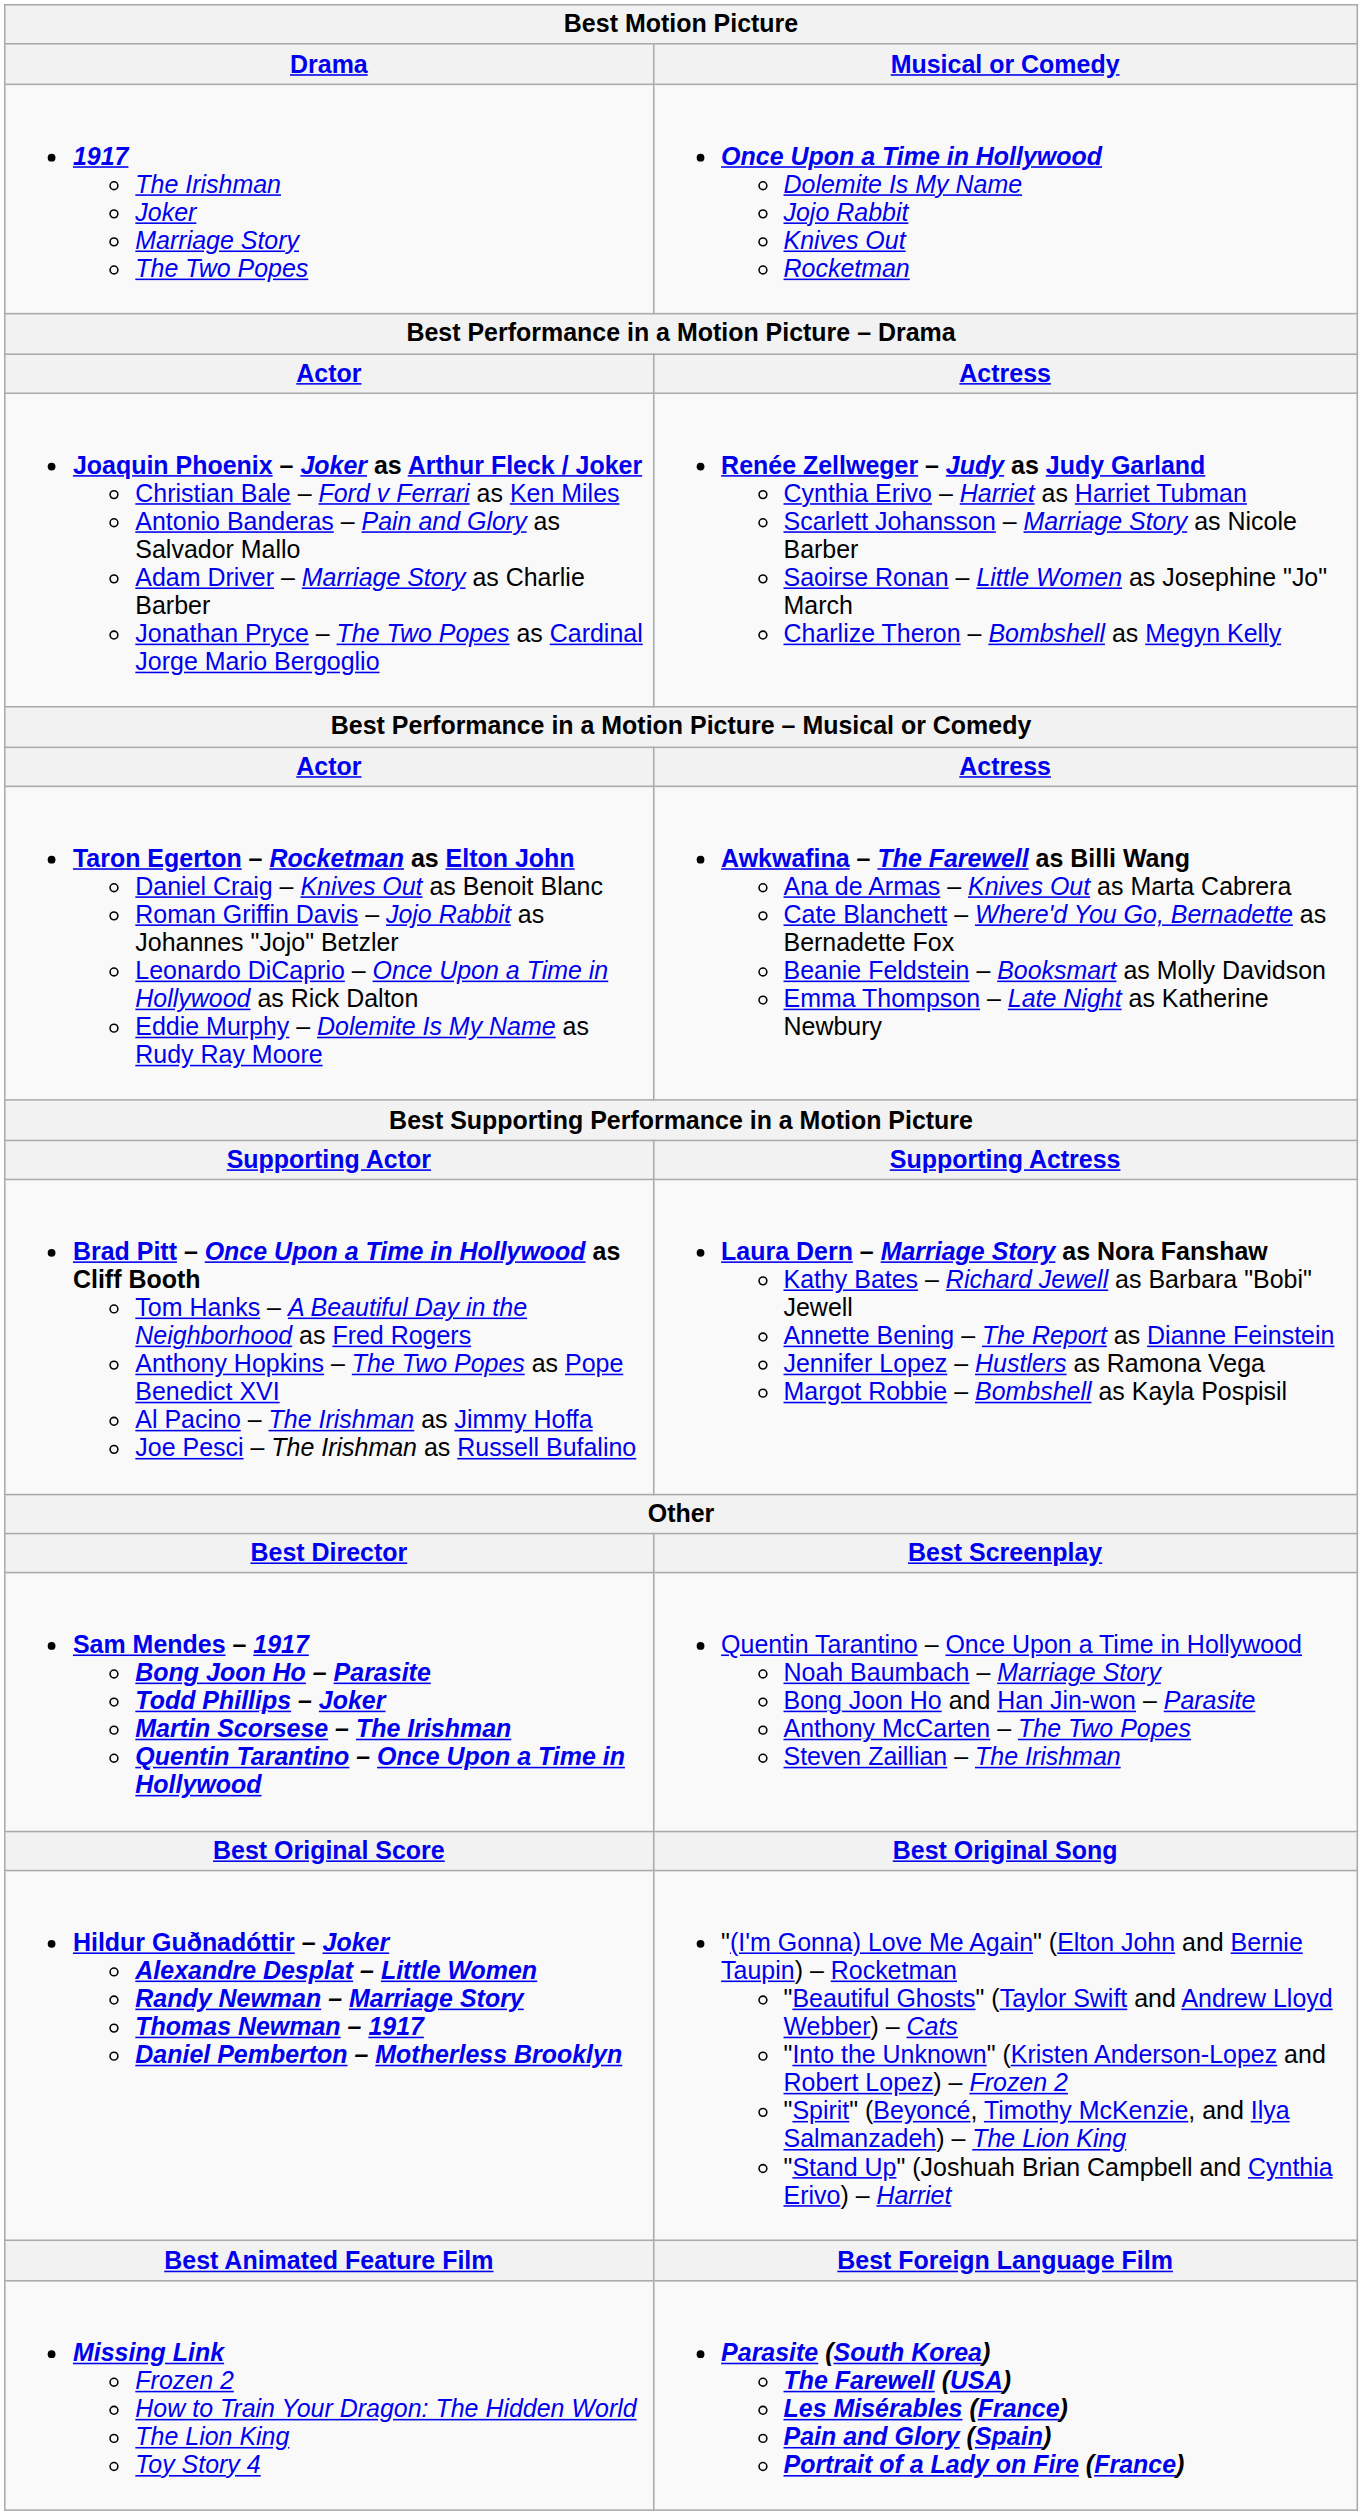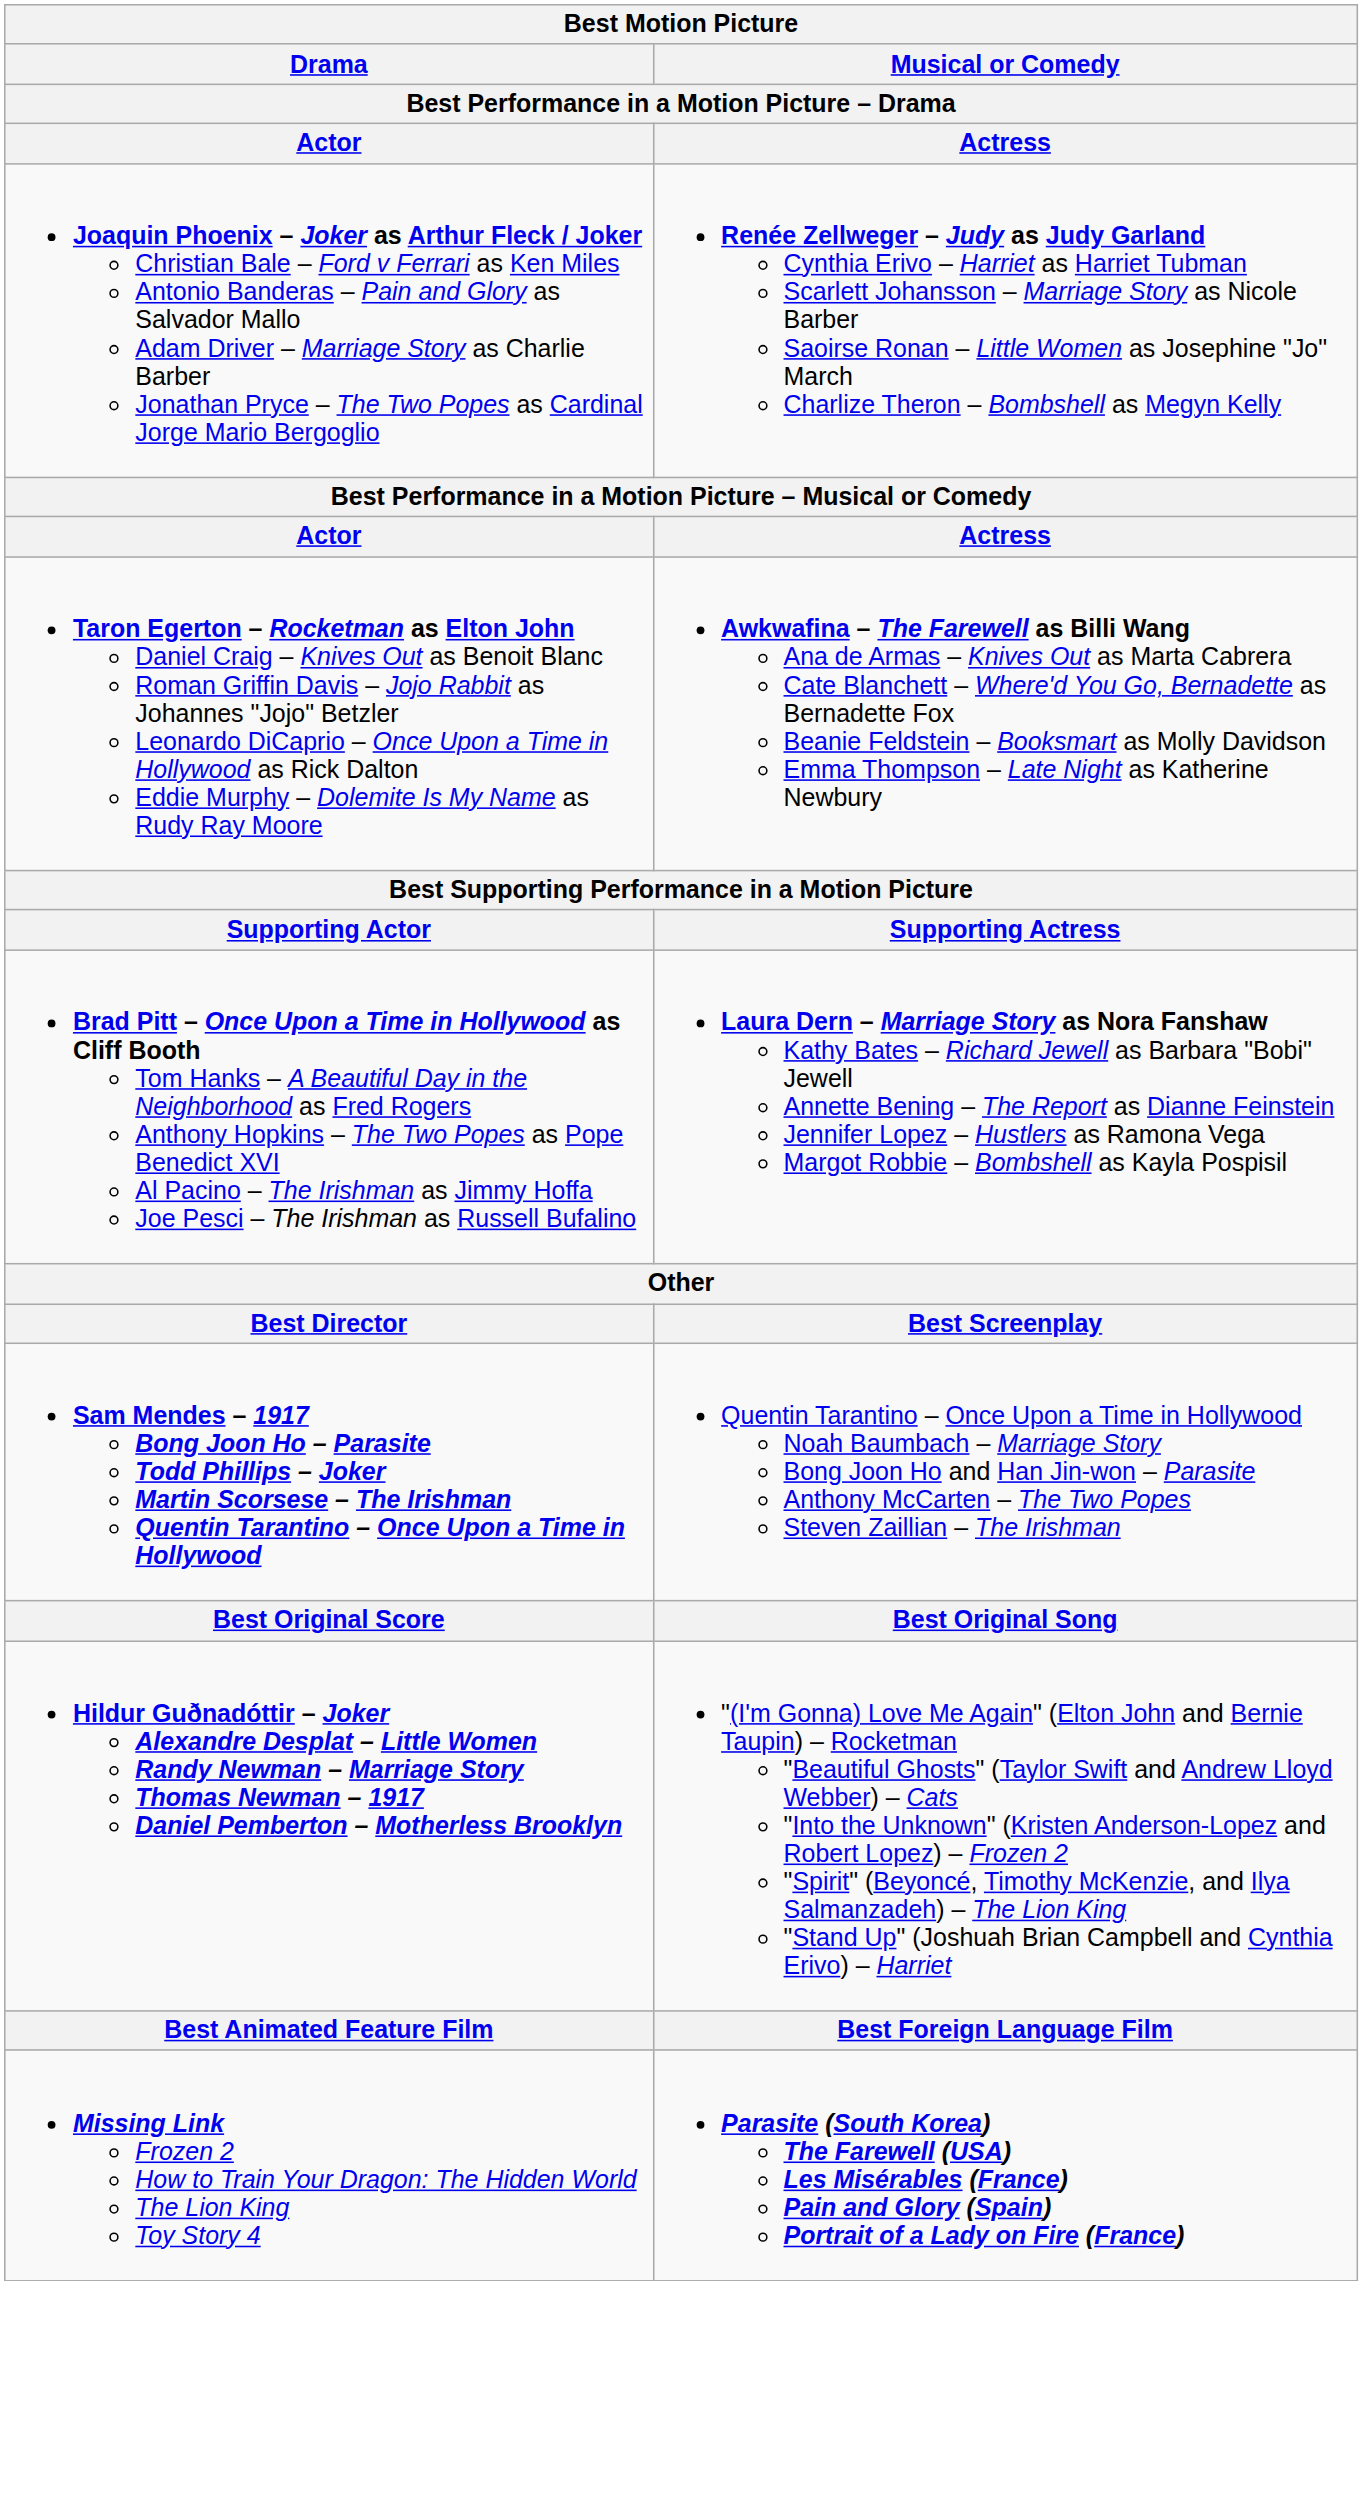- row: (329, 213)
